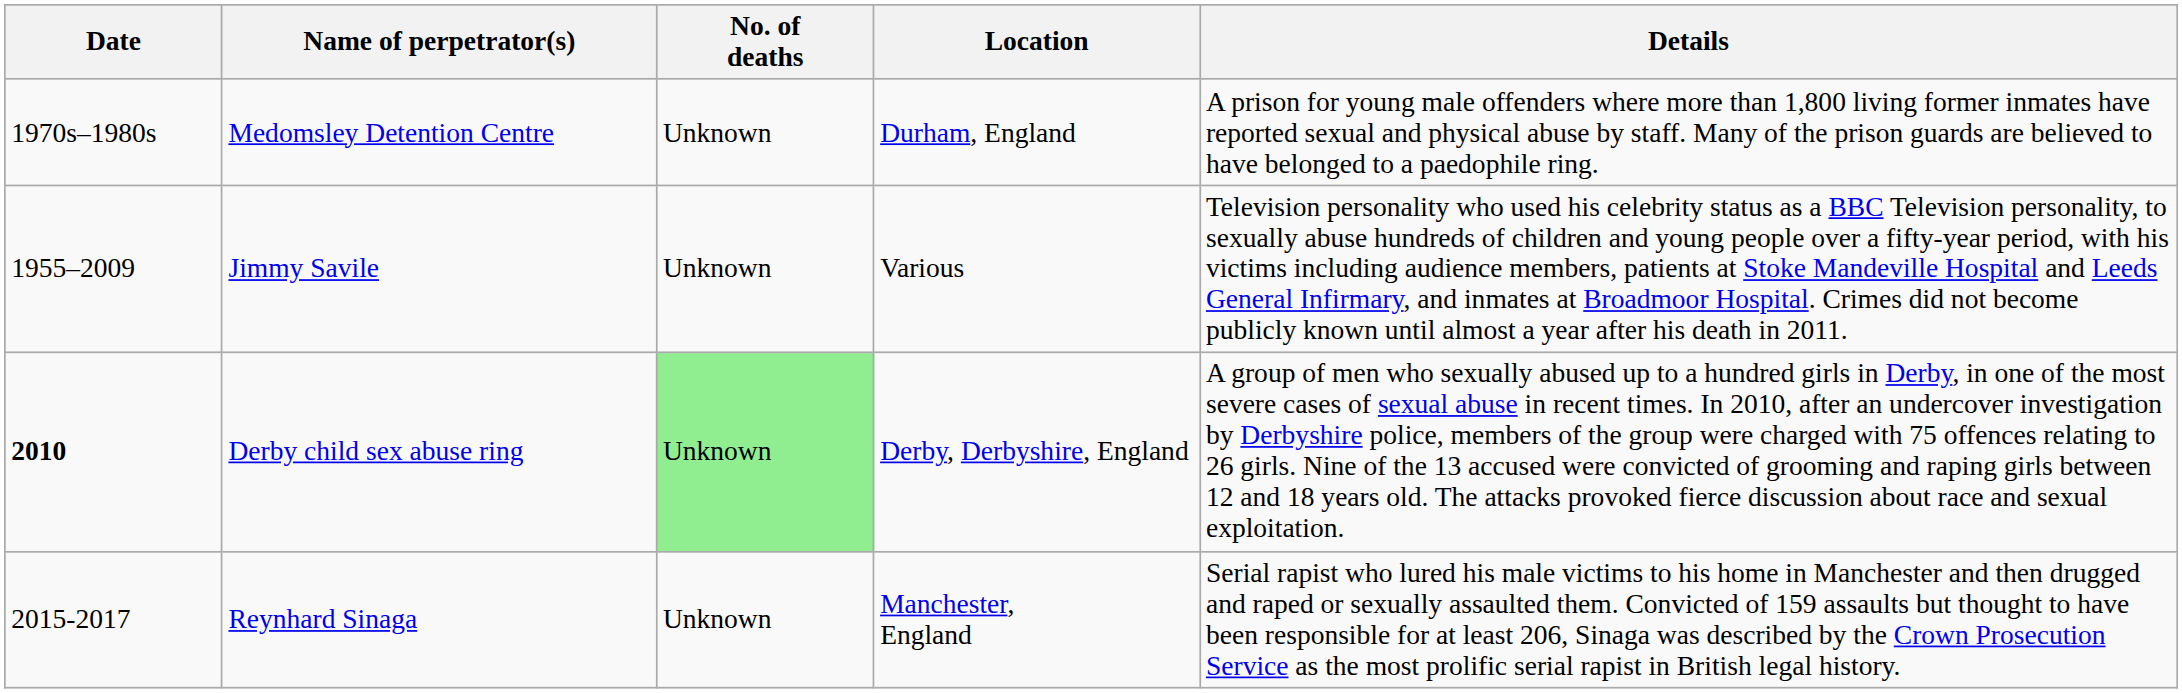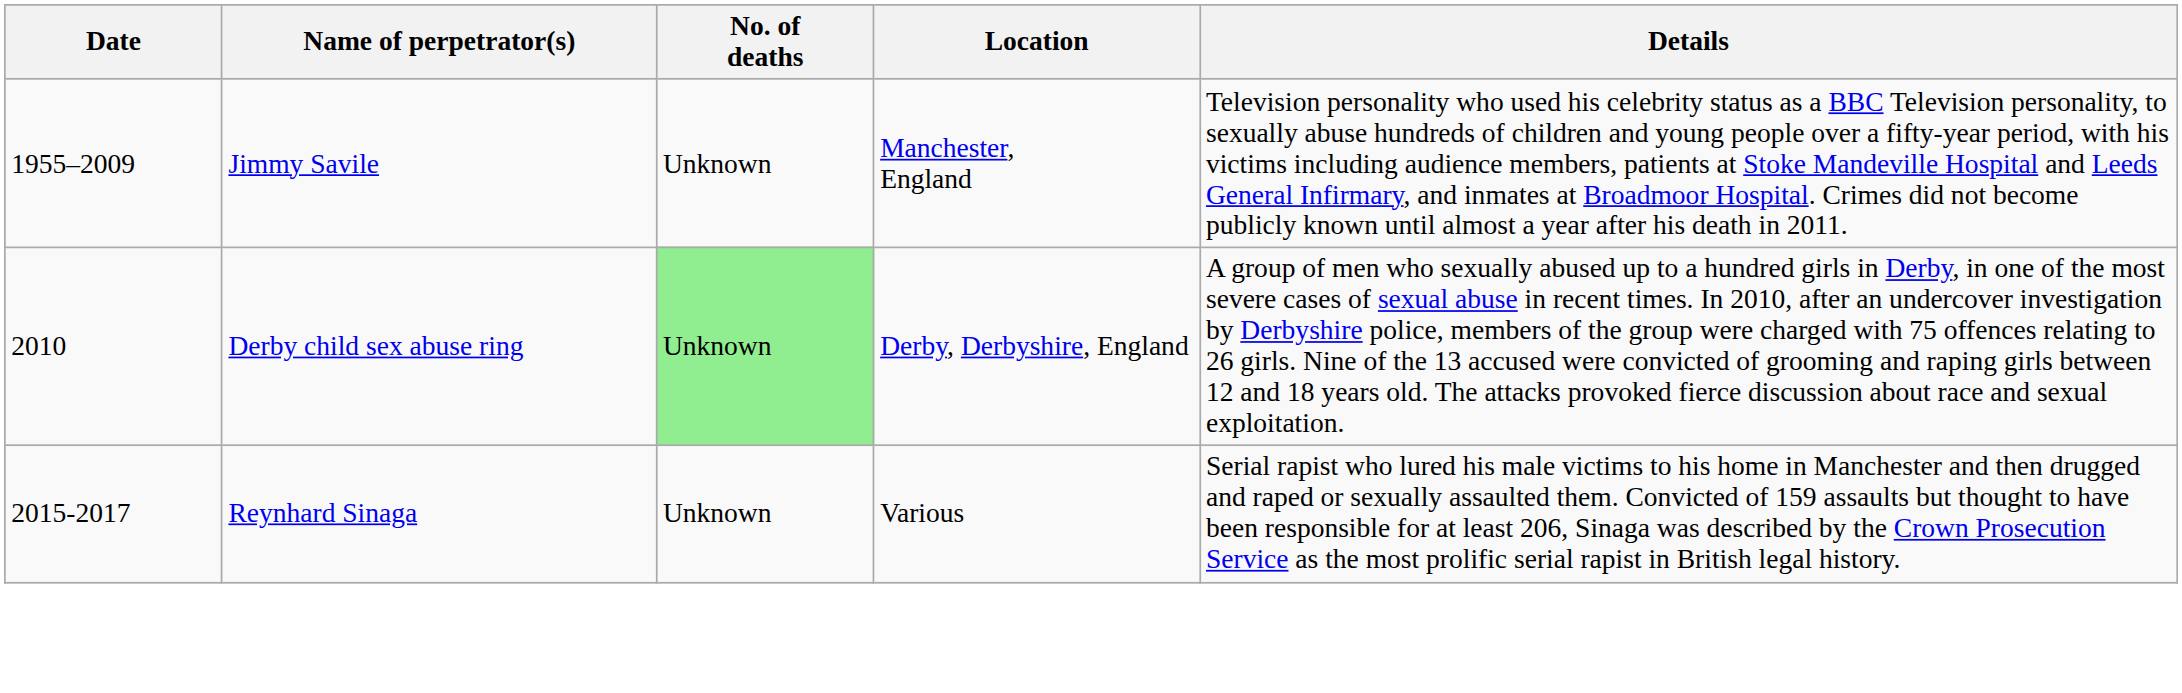- row: (391, 131)
(922, 268) Various -> (947, 162) Manchester, England
(39, 451) bold -> (39, 345) normal
(947, 618) Manchester, England -> (922, 513) Various
